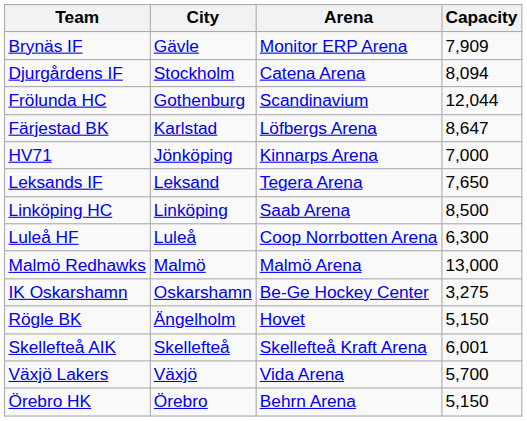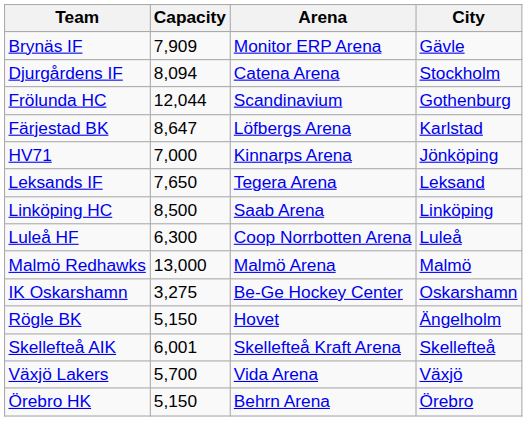columns swapped: (203, 18) <-> (481, 18)
